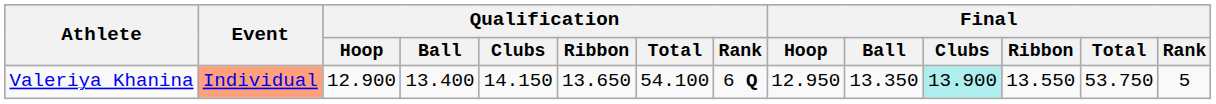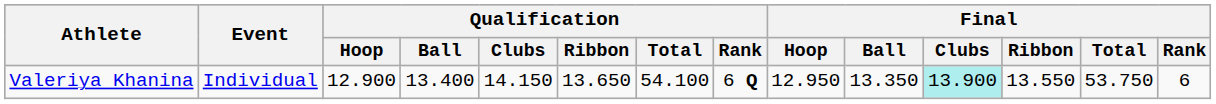(260, 81) lightsalmon background -> (260, 81) no background
(1185, 81) 5 -> (1185, 81) 6
